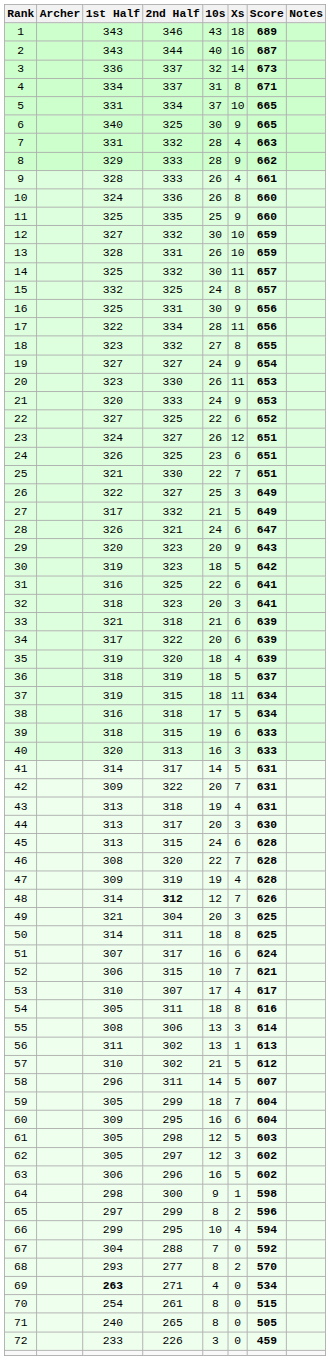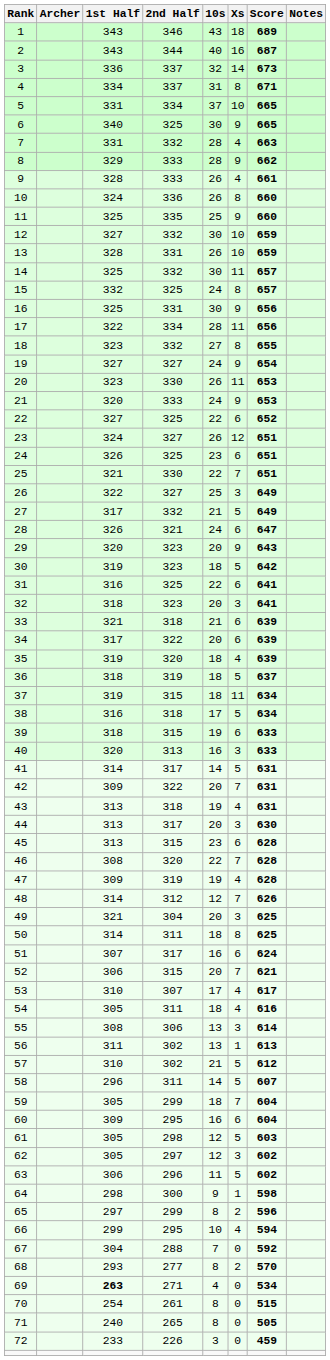(215, 843) 24 -> (215, 843) 23
(173, 898) bold -> (173, 898) normal
(215, 972) 10 -> (215, 972) 20
(238, 1009) 8 -> (238, 1009) 4
(215, 1175) 16 -> (215, 1175) 11
